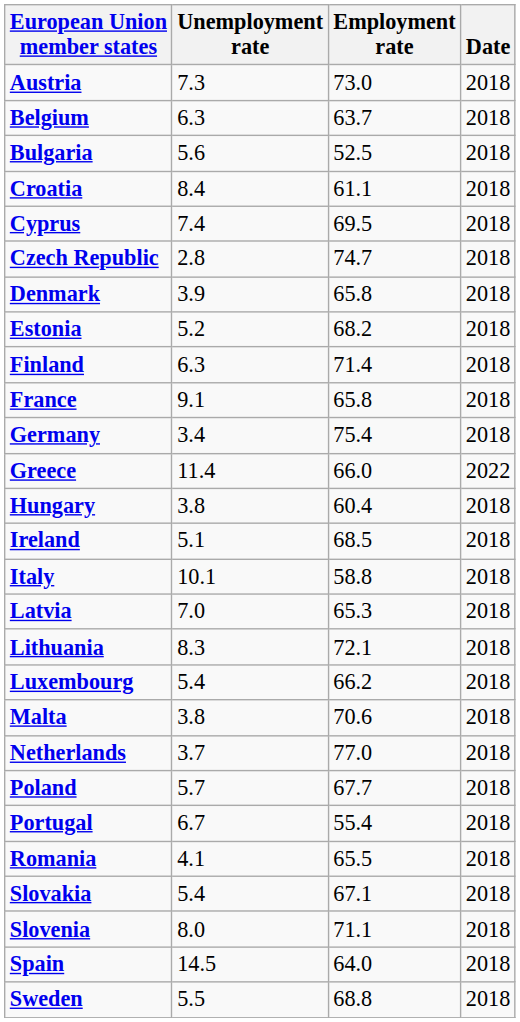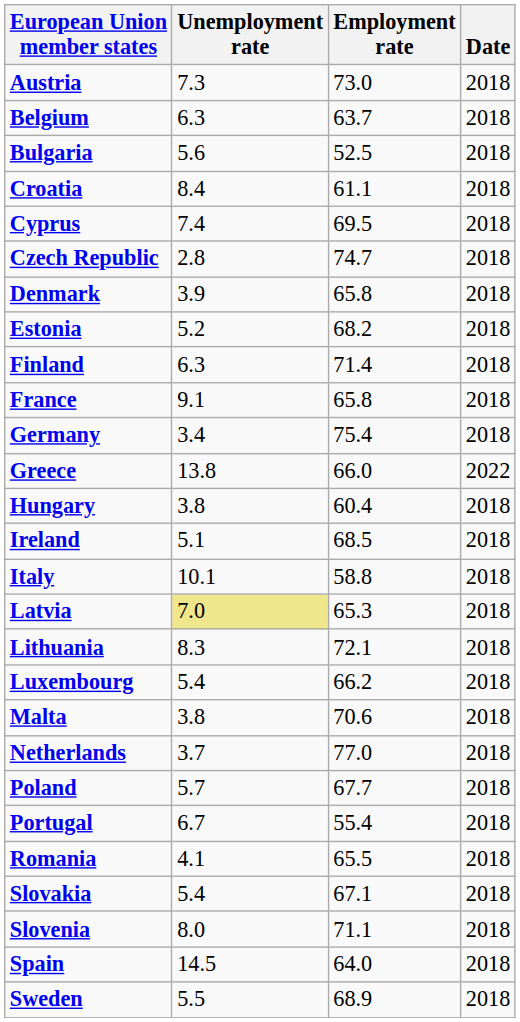(196, 470) 11.4 -> (197, 470) 13.8
(191, 611) no background -> (191, 611) khaki background
(353, 999) 68.8 -> (353, 999) 68.9
